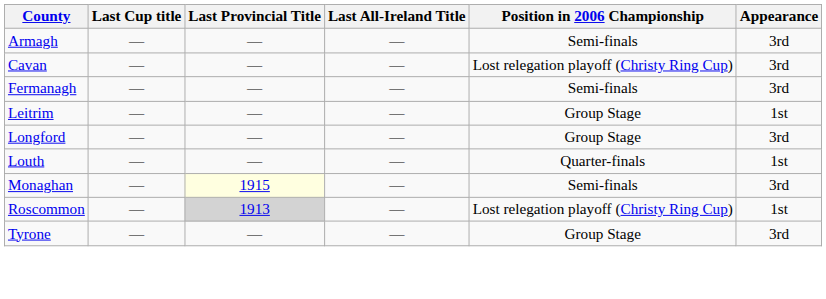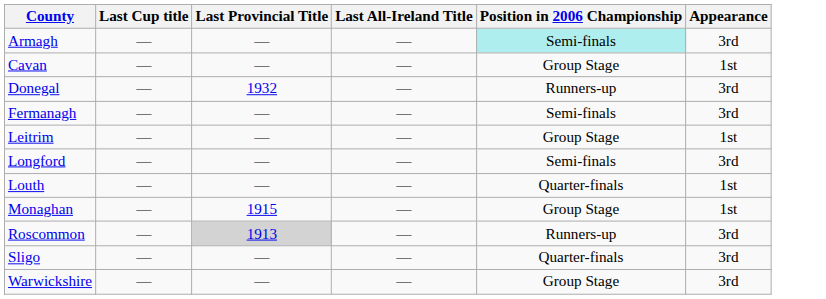(603, 40) no background -> (581, 40) paleturquoise background
(603, 64) Lost relegation playoff (Christy Ring Cup) -> (581, 64) Group Stage
(779, 64) 3rd -> (728, 64) 1st
+ row: (34, 88)
(603, 137) Group Stage -> (581, 161) Semi-finals
(255, 185) lightyellow background -> (262, 209) no background
(603, 185) Semi-finals -> (581, 209) Group Stage
(779, 185) 3rd -> (728, 209) 1st
(603, 209) Lost relegation playoff (Christy Ring Cup) -> (581, 233) Runners-up
(779, 209) 1st -> (728, 233) 3rd
+ row: (24, 257)
- row: (29, 233)
+ row: (50, 281)
